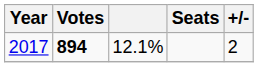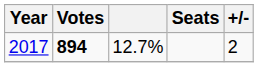(138, 47) 12.1% -> (138, 47) 12.7%
